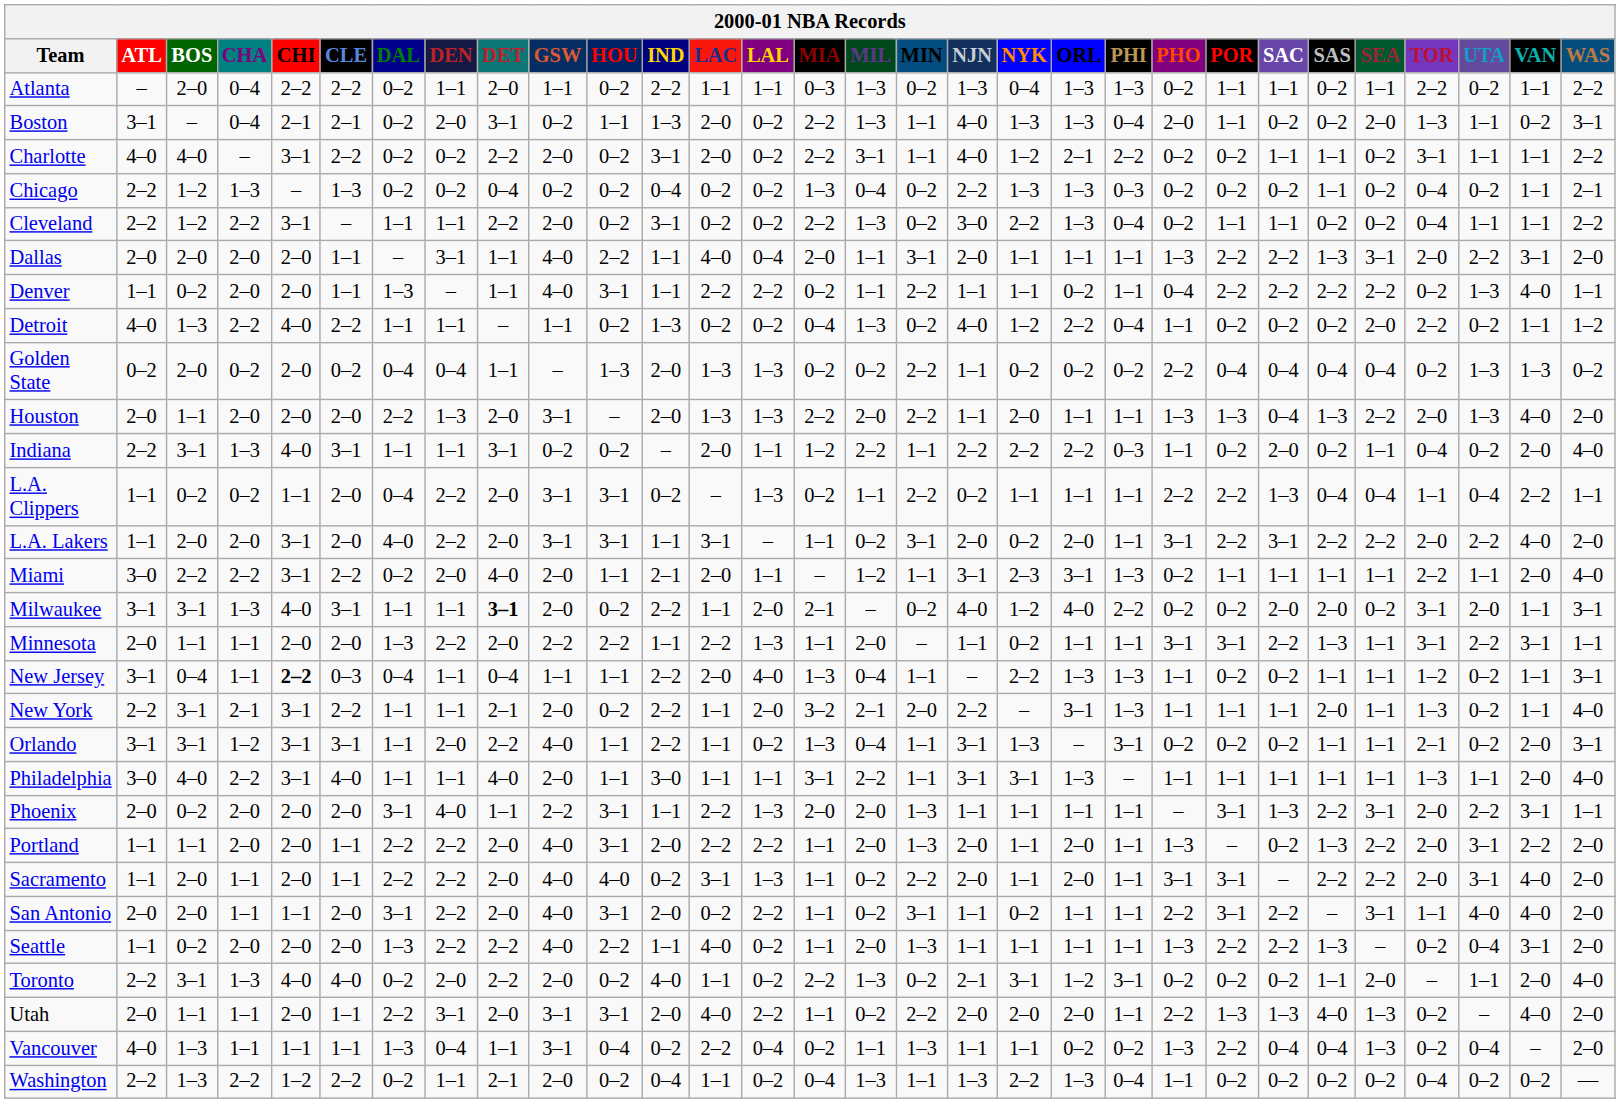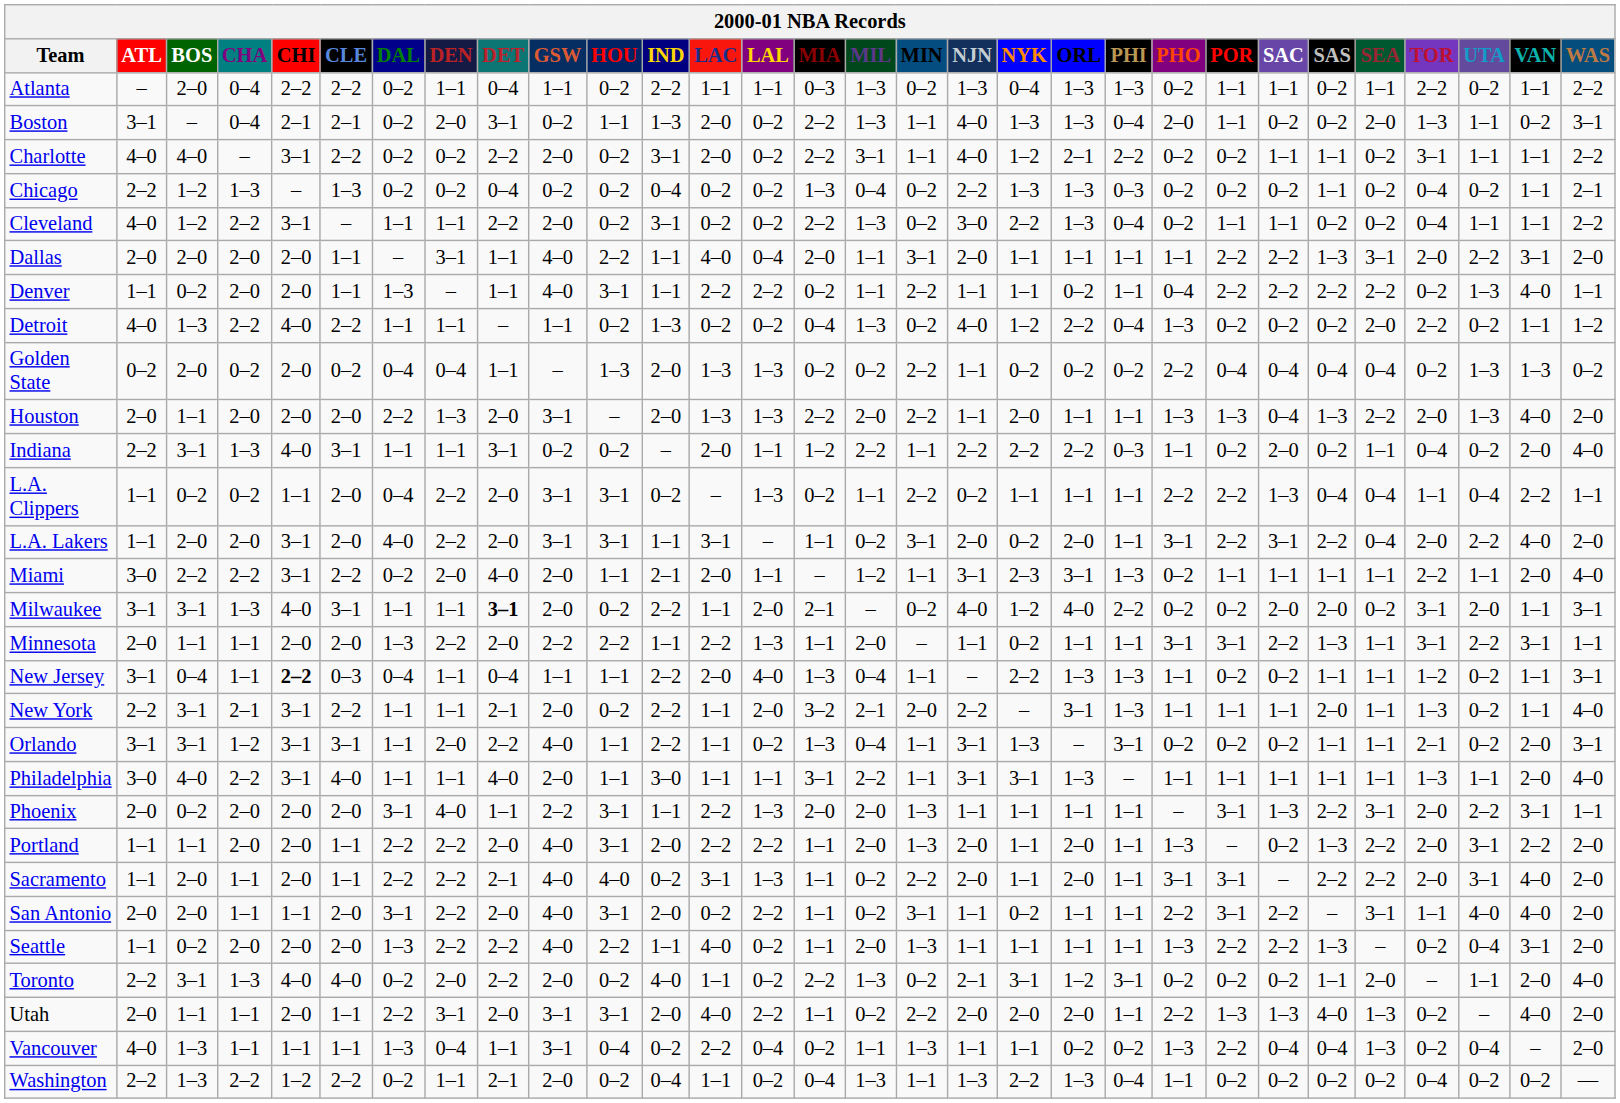(503, 89) 2–0 -> (503, 89) 0–4
(142, 224) 2–2 -> (142, 224) 4–0
(1178, 257) 1–3 -> (1178, 257) 1–1
(1178, 325) 1–1 -> (1178, 325) 1–3
(1380, 542) 2–2 -> (1380, 542) 0–4
(503, 879) 2–0 -> (503, 879) 2–1
